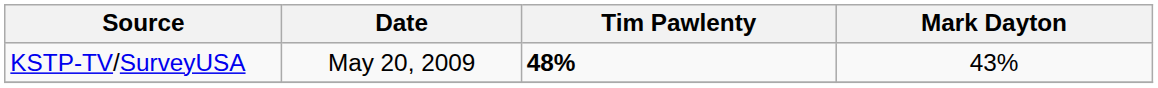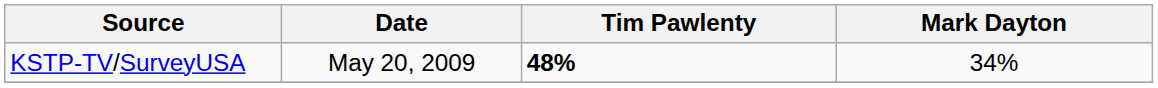(994, 62) 43% -> (994, 62) 34%
